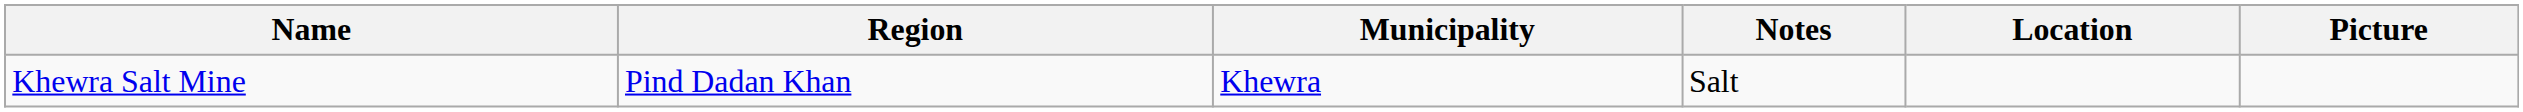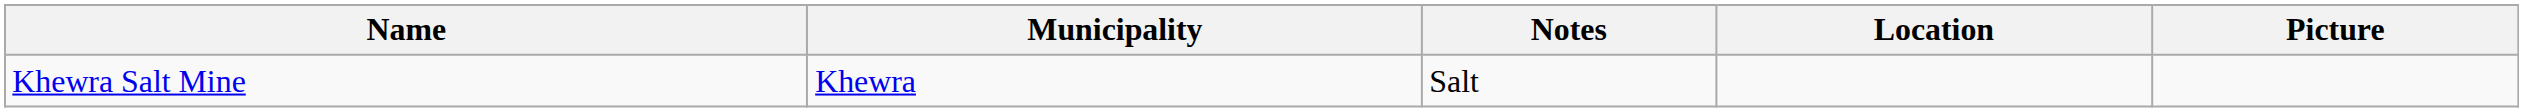- column: (915, 29)
